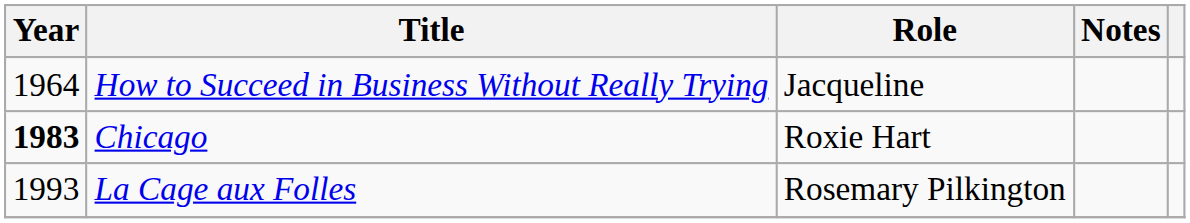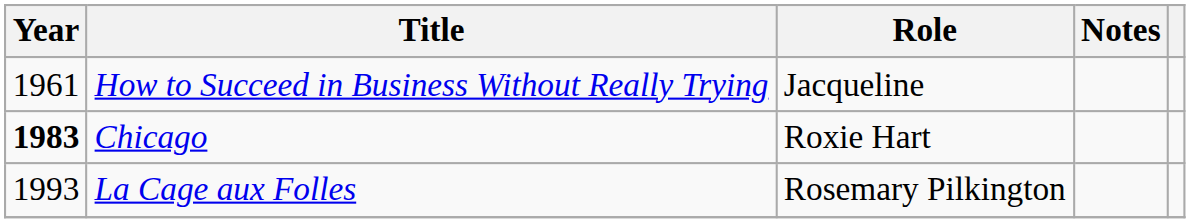(46, 83) 1964 -> (46, 83) 1961
